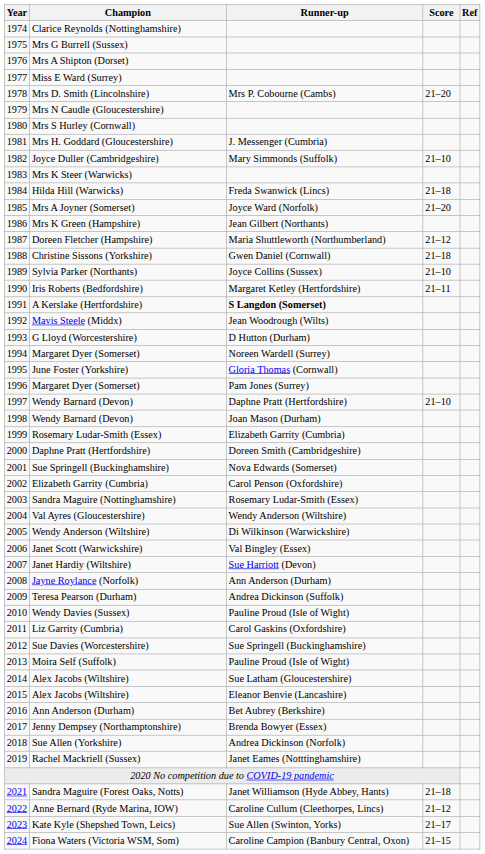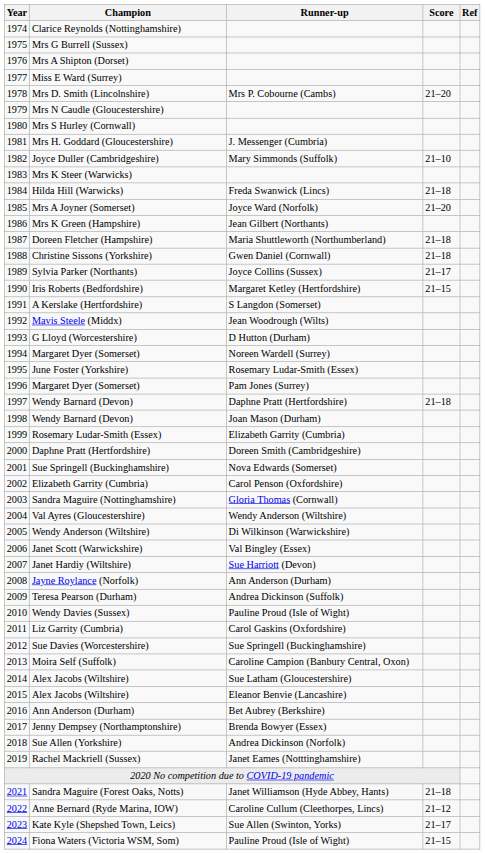(438, 239) 21–12 -> (438, 239) 21–18
(438, 272) 21–10 -> (438, 272) 21–17
(438, 288) 21–11 -> (438, 288) 21–15
(277, 304) bold -> (275, 304) normal
(283, 369) Gloria Thomas (Cornwall) -> (293, 369) Rosemary Ludar-Smith (Essex)
(438, 402) 21–10 -> (438, 402) 21–18
(293, 499) Rosemary Ludar-Smith (Essex) -> (283, 499) Gloria Thomas (Cornwall)
(289, 662) Pauline Proud (Isle of Wight) -> (319, 662) Caroline Campion (Banbury Central, Oxon)
(319, 840) Caroline Campion (Banbury Central, Oxon) -> (289, 840) Pauline Proud (Isle of Wight)
